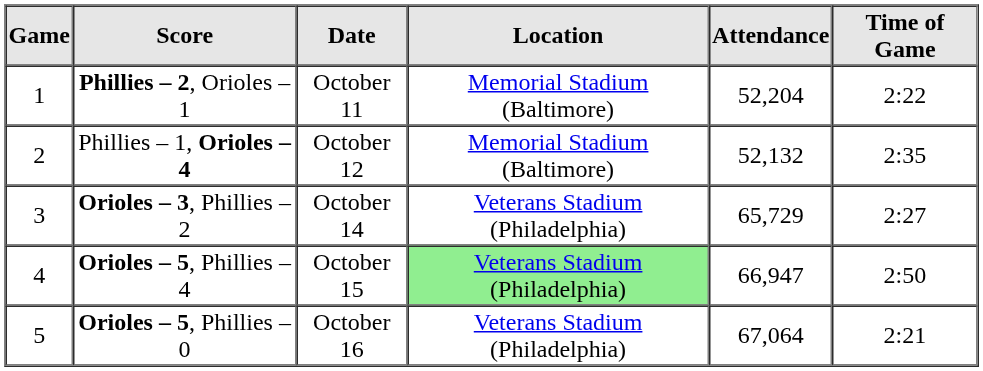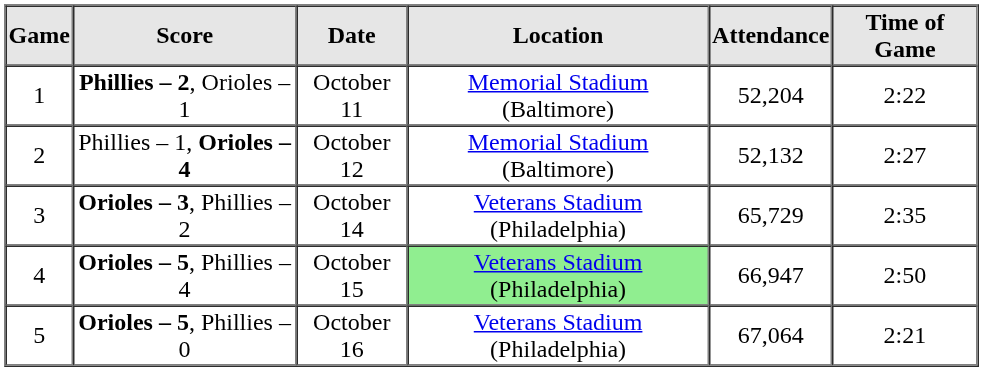(905, 155) 2:35 -> (905, 155) 2:27
(905, 215) 2:27 -> (905, 215) 2:35
